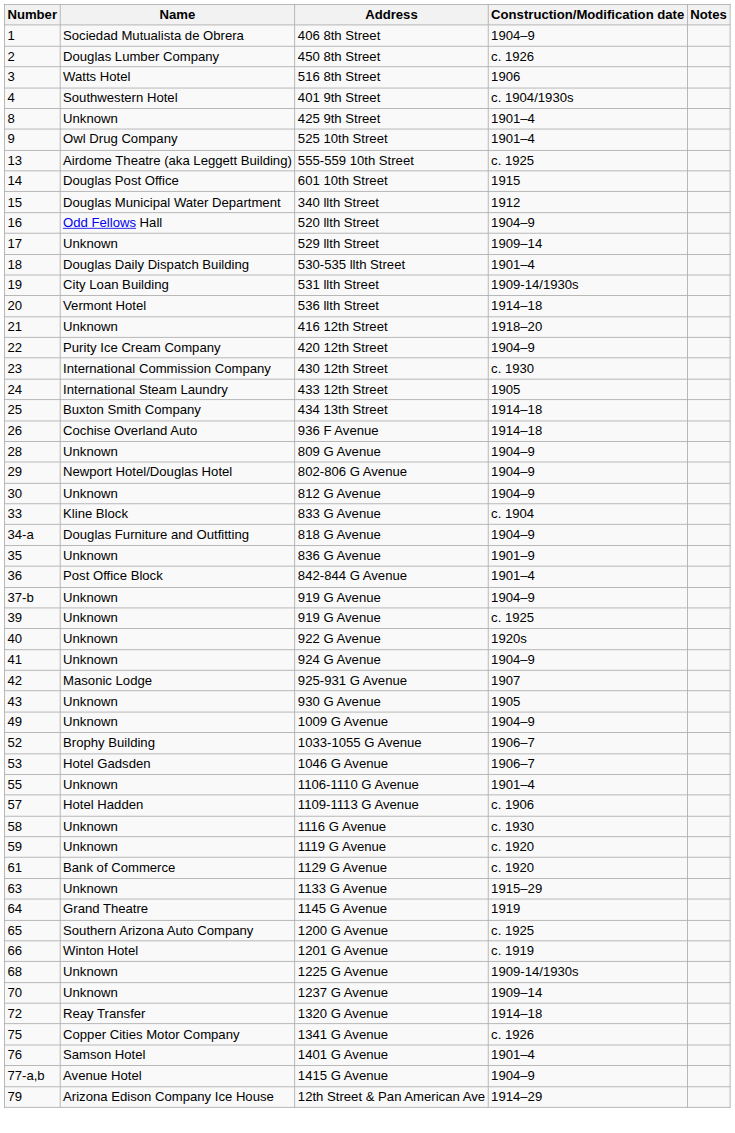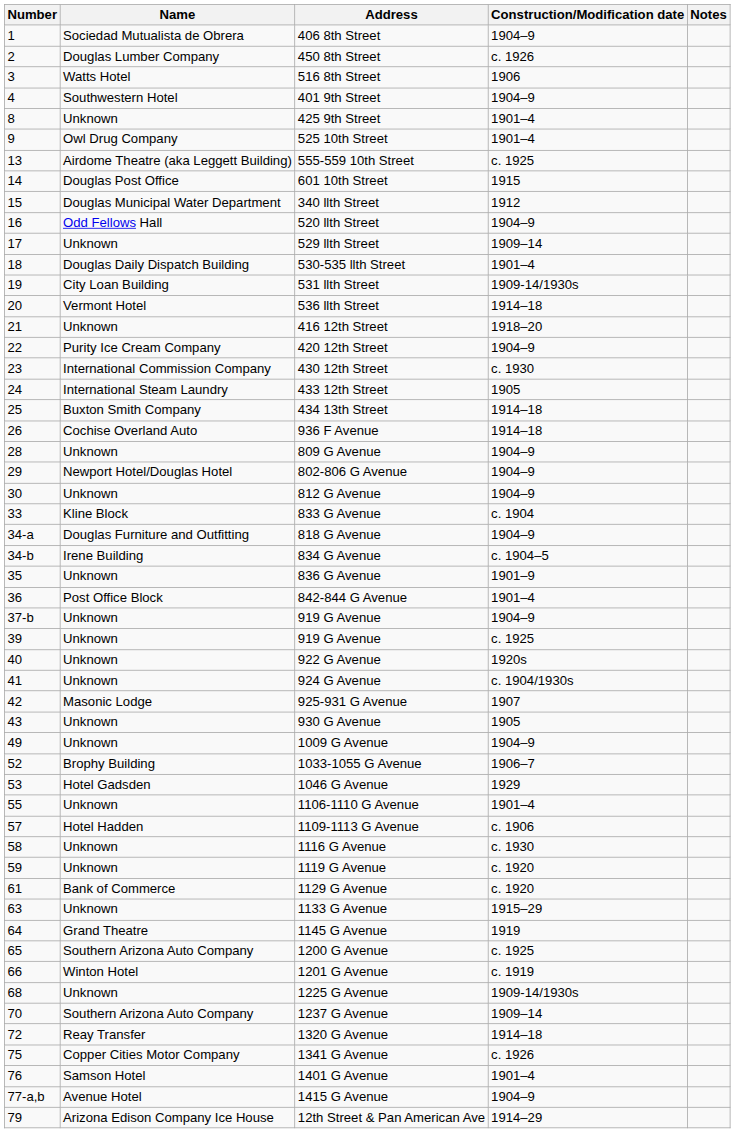(532, 98) c. 1904/1930s -> (513, 98) 1904–9
+ row: (21, 555)
(513, 659) 1904–9 -> (532, 680) c. 1904/1930s
(513, 763) 1906–7 -> (506, 784) 1929
(90, 992) Unknown -> (158, 1013) Southern Arizona Auto Company
